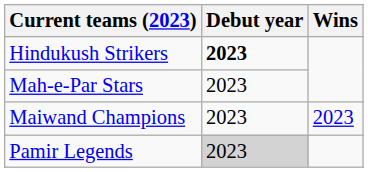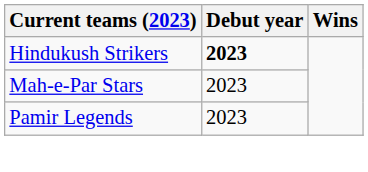- row: (97, 118)
(227, 150) lightgrey background -> (227, 118) no background
